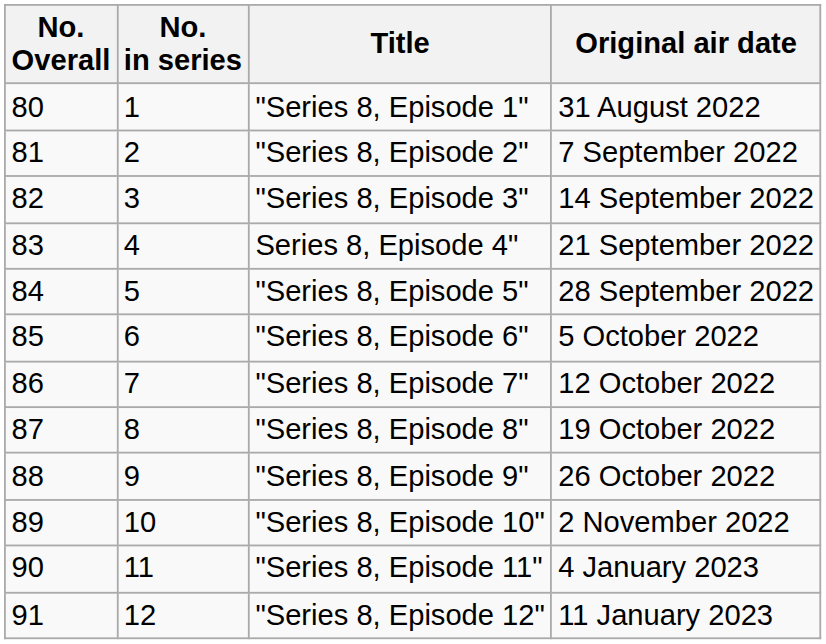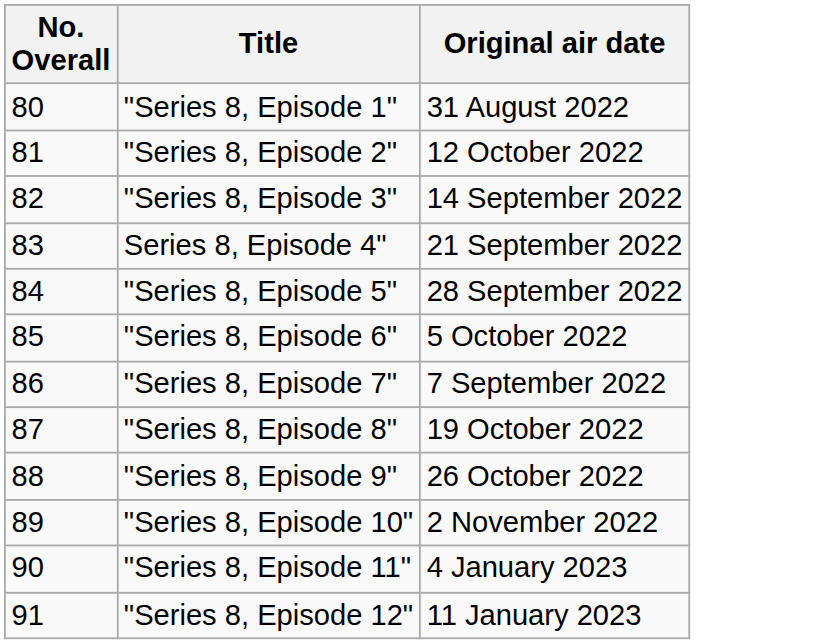- column: (183, 43)
(678, 152) 7 September 2022 -> (535, 152) 12 October 2022
(667, 383) 12 October 2022 -> (546, 383) 7 September 2022
